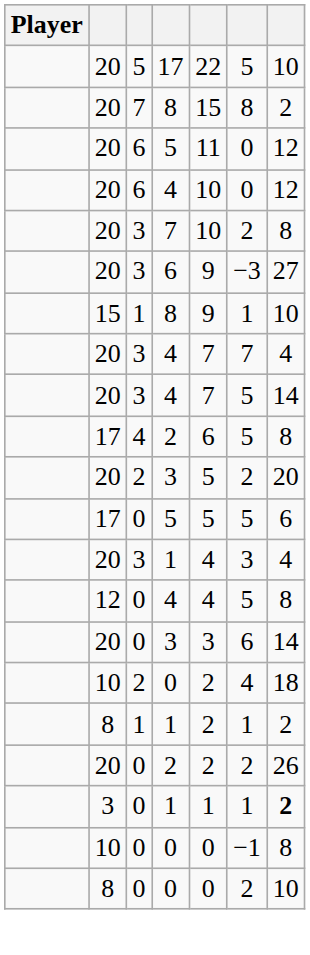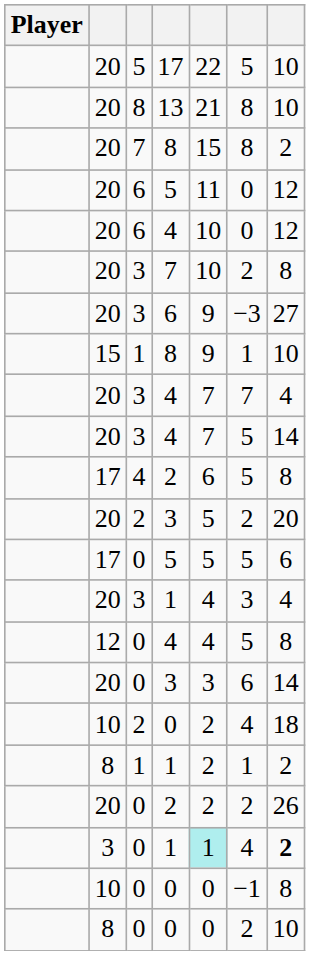+ row: (139, 107)
(208, 806) no background -> (208, 847) paleturquoise background
(247, 806) 1 -> (247, 847) 4
